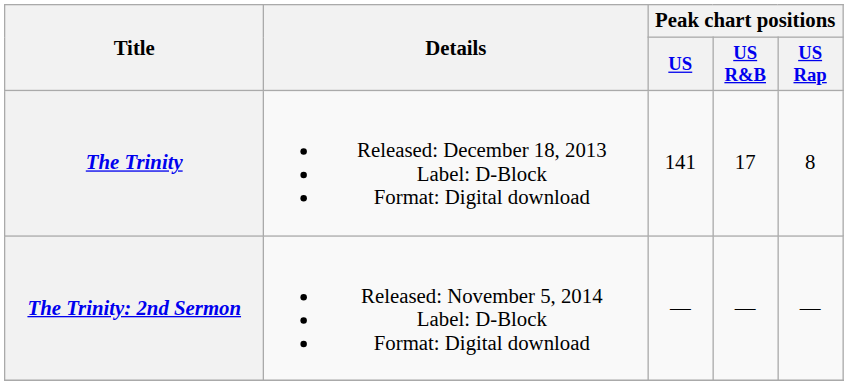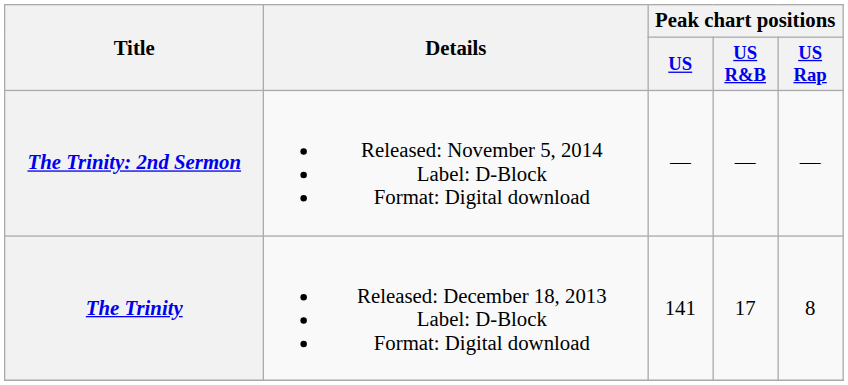rows swapped: (134, 162) <-> (134, 307)
